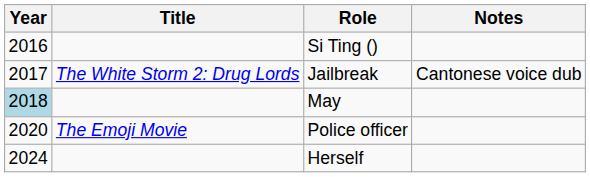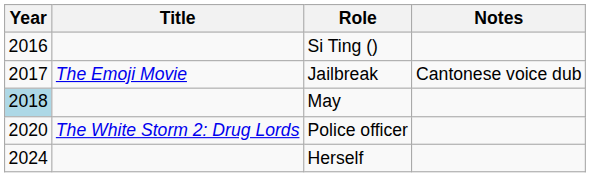(178, 74) The White Storm 2: Drug Lords -> (121, 74) The Emoji Movie
(121, 130) The Emoji Movie -> (178, 130) The White Storm 2: Drug Lords
